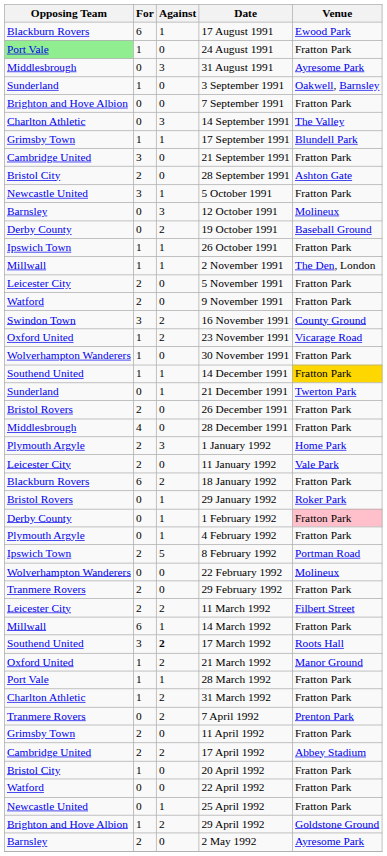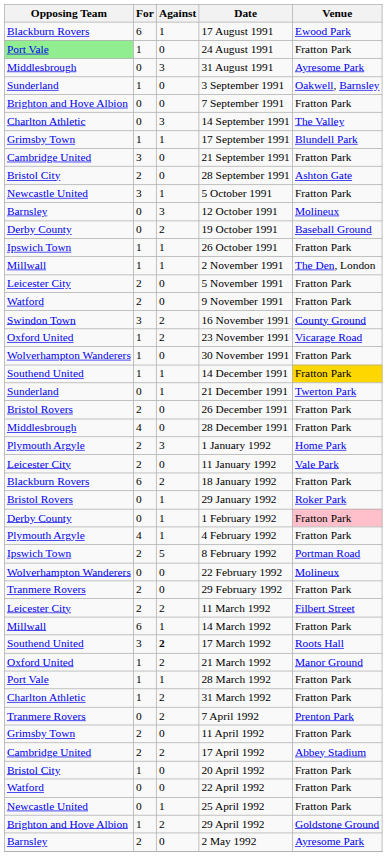(139, 535) 0 -> (139, 535) 4
